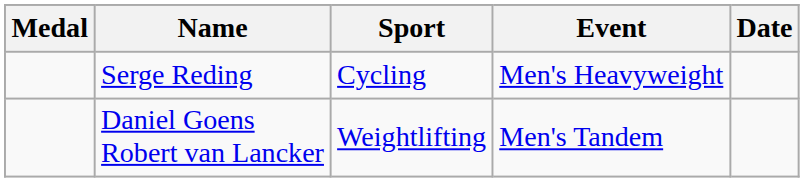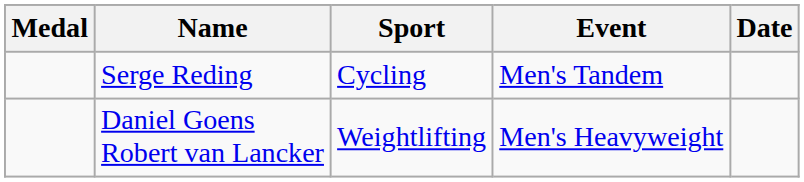(611, 74) Men's Heavyweight -> (581, 74) Men's Tandem
(581, 137) Men's Tandem -> (611, 137) Men's Heavyweight
